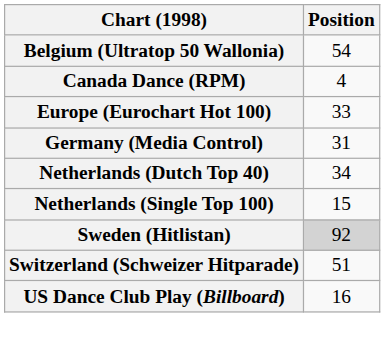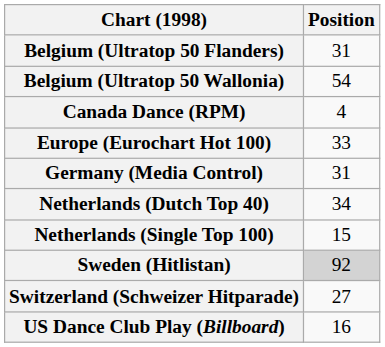+ row: (154, 50)
(341, 265) 51 -> (341, 296) 27
